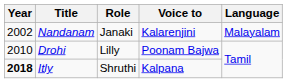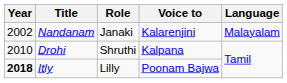(110, 50) Lilly -> (118, 50) Shruthi
(180, 50) Poonam Bajwa -> (163, 50) Kalpana
(118, 68) Shruthi -> (110, 68) Lilly
(163, 68) Kalpana -> (180, 68) Poonam Bajwa
